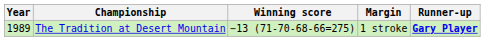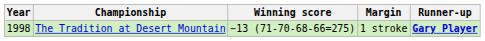(19, 29) 1989 -> (19, 29) 1998
